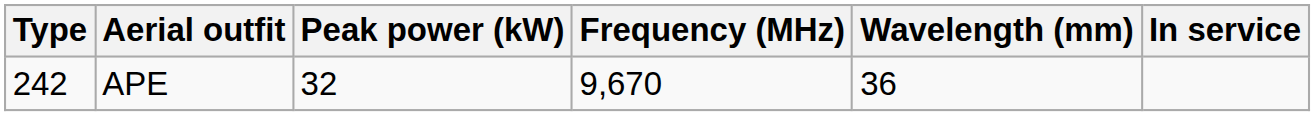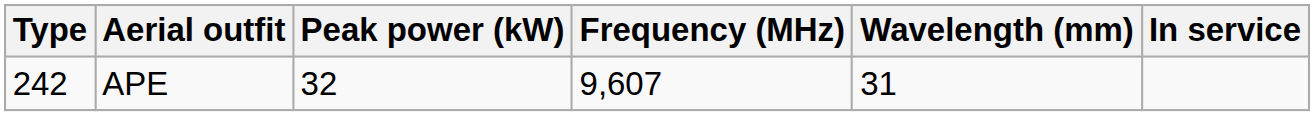(621, 82) 9,670 -> (621, 82) 9,607
(879, 82) 36 -> (879, 82) 31
